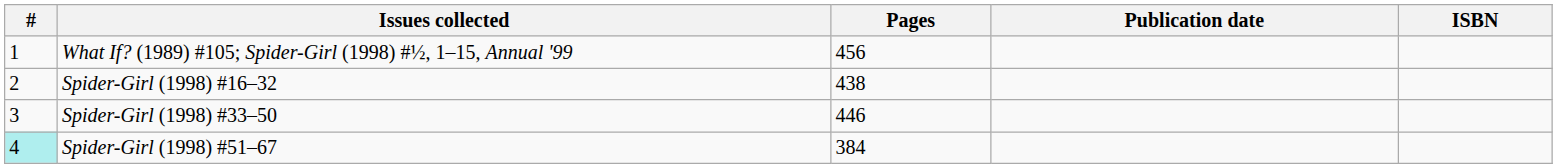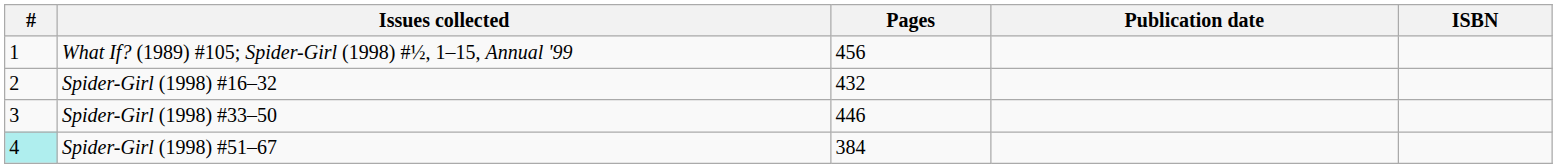(851, 83) 438 -> (851, 83) 432
